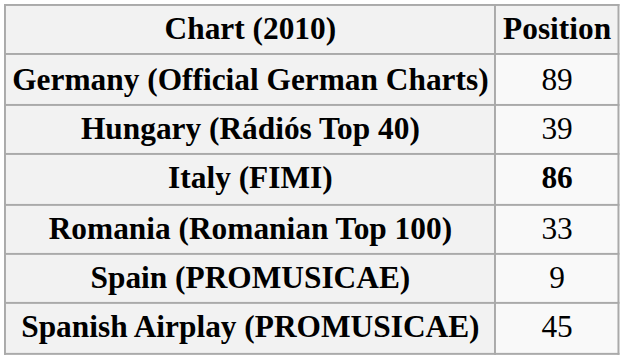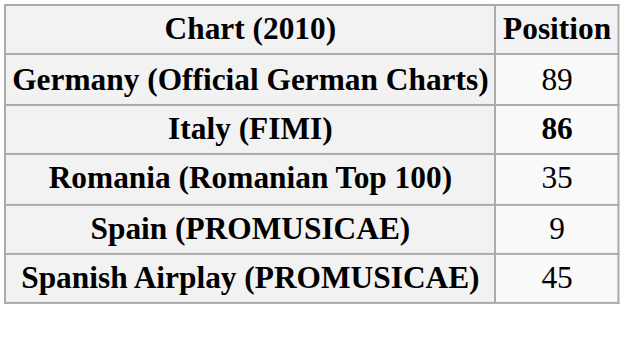- row: (250, 128)
(557, 228) 33 -> (557, 178) 35
